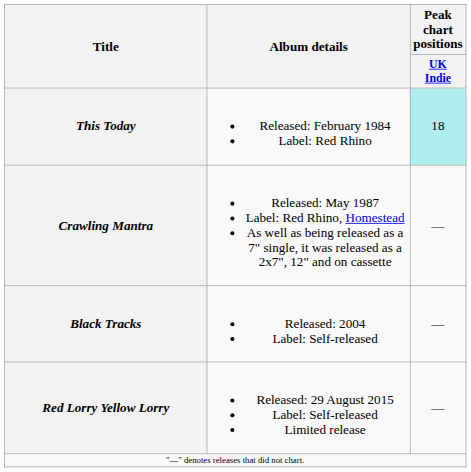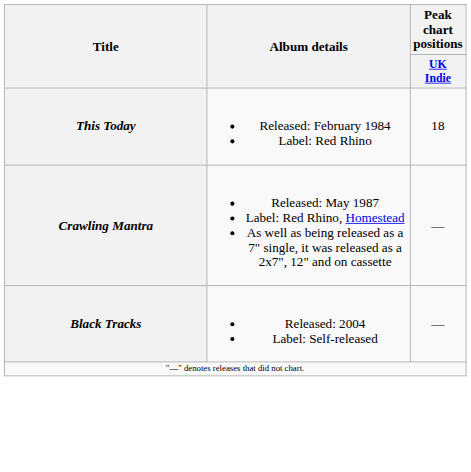(438, 126) paleturquoise background -> (438, 126) no background
- row: (106, 407)
